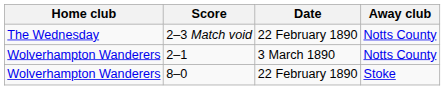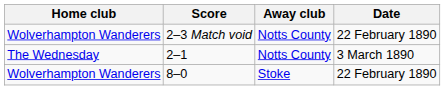columns swapped: (400, 14) <-> (308, 14)
(53, 34) The Wednesday -> (84, 34) Wolverhampton Wanderers
(84, 54) Wolverhampton Wanderers -> (53, 54) The Wednesday
